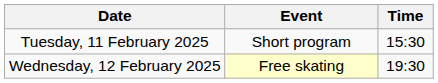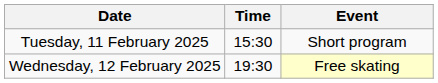columns swapped: (406, 16) <-> (301, 16)
